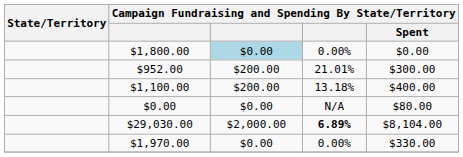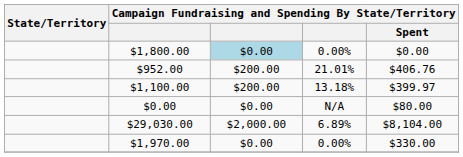(412, 69) $300.00 -> (412, 69) $406.76
(412, 87) $400.00 -> (412, 87) $399.97
(334, 124) bold -> (334, 124) normal
